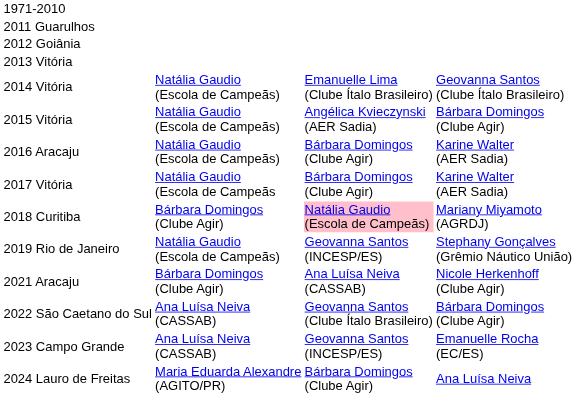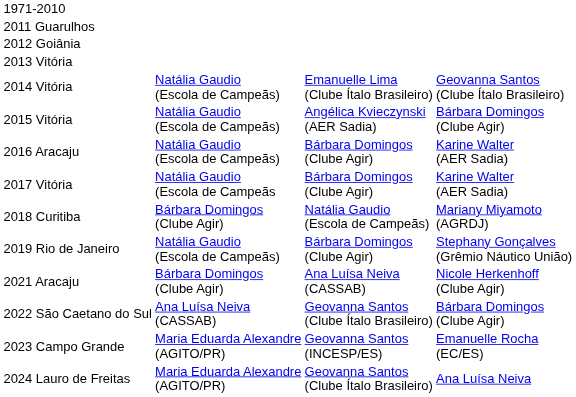(367, 216) pink background -> (367, 216) no background
(356, 249) Geovanna Santos (INCESP/ES) -> (359, 249) Bárbara Domingos (Clube Agir)
(203, 346) Ana Luísa Neiva (CASSAB) -> (228, 346) Maria Eduarda Alexandre (AGITO/PR)
(359, 378) Bárbara Domingos (Clube Agir) -> (369, 378) Geovanna Santos (Clube Ítalo Brasileiro)
